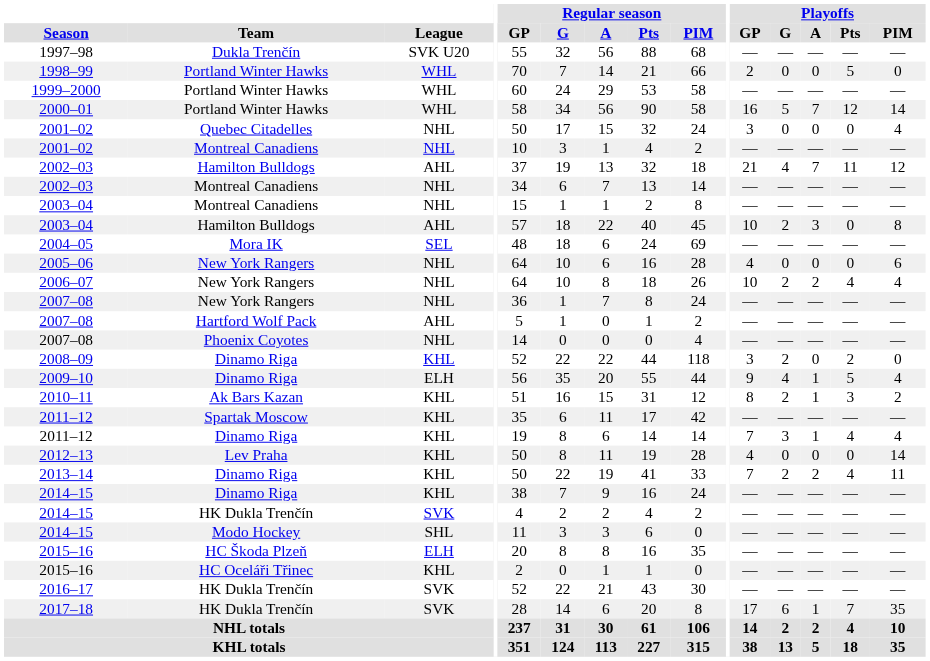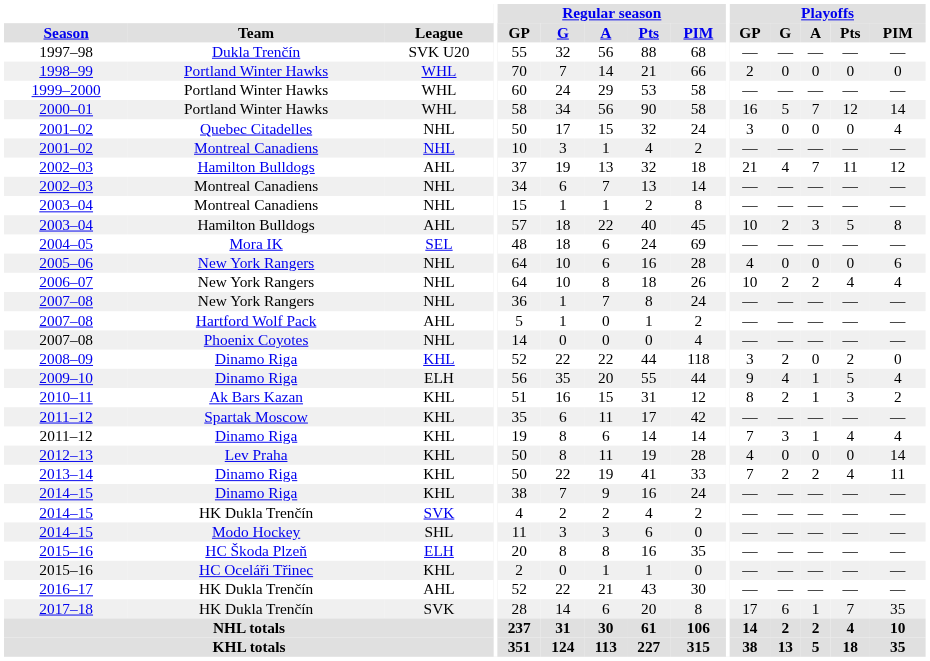(850, 71) 5 -> (850, 71) 0
(850, 224) 0 -> (850, 224) 5
(439, 589) SVK -> (439, 589) AHL
